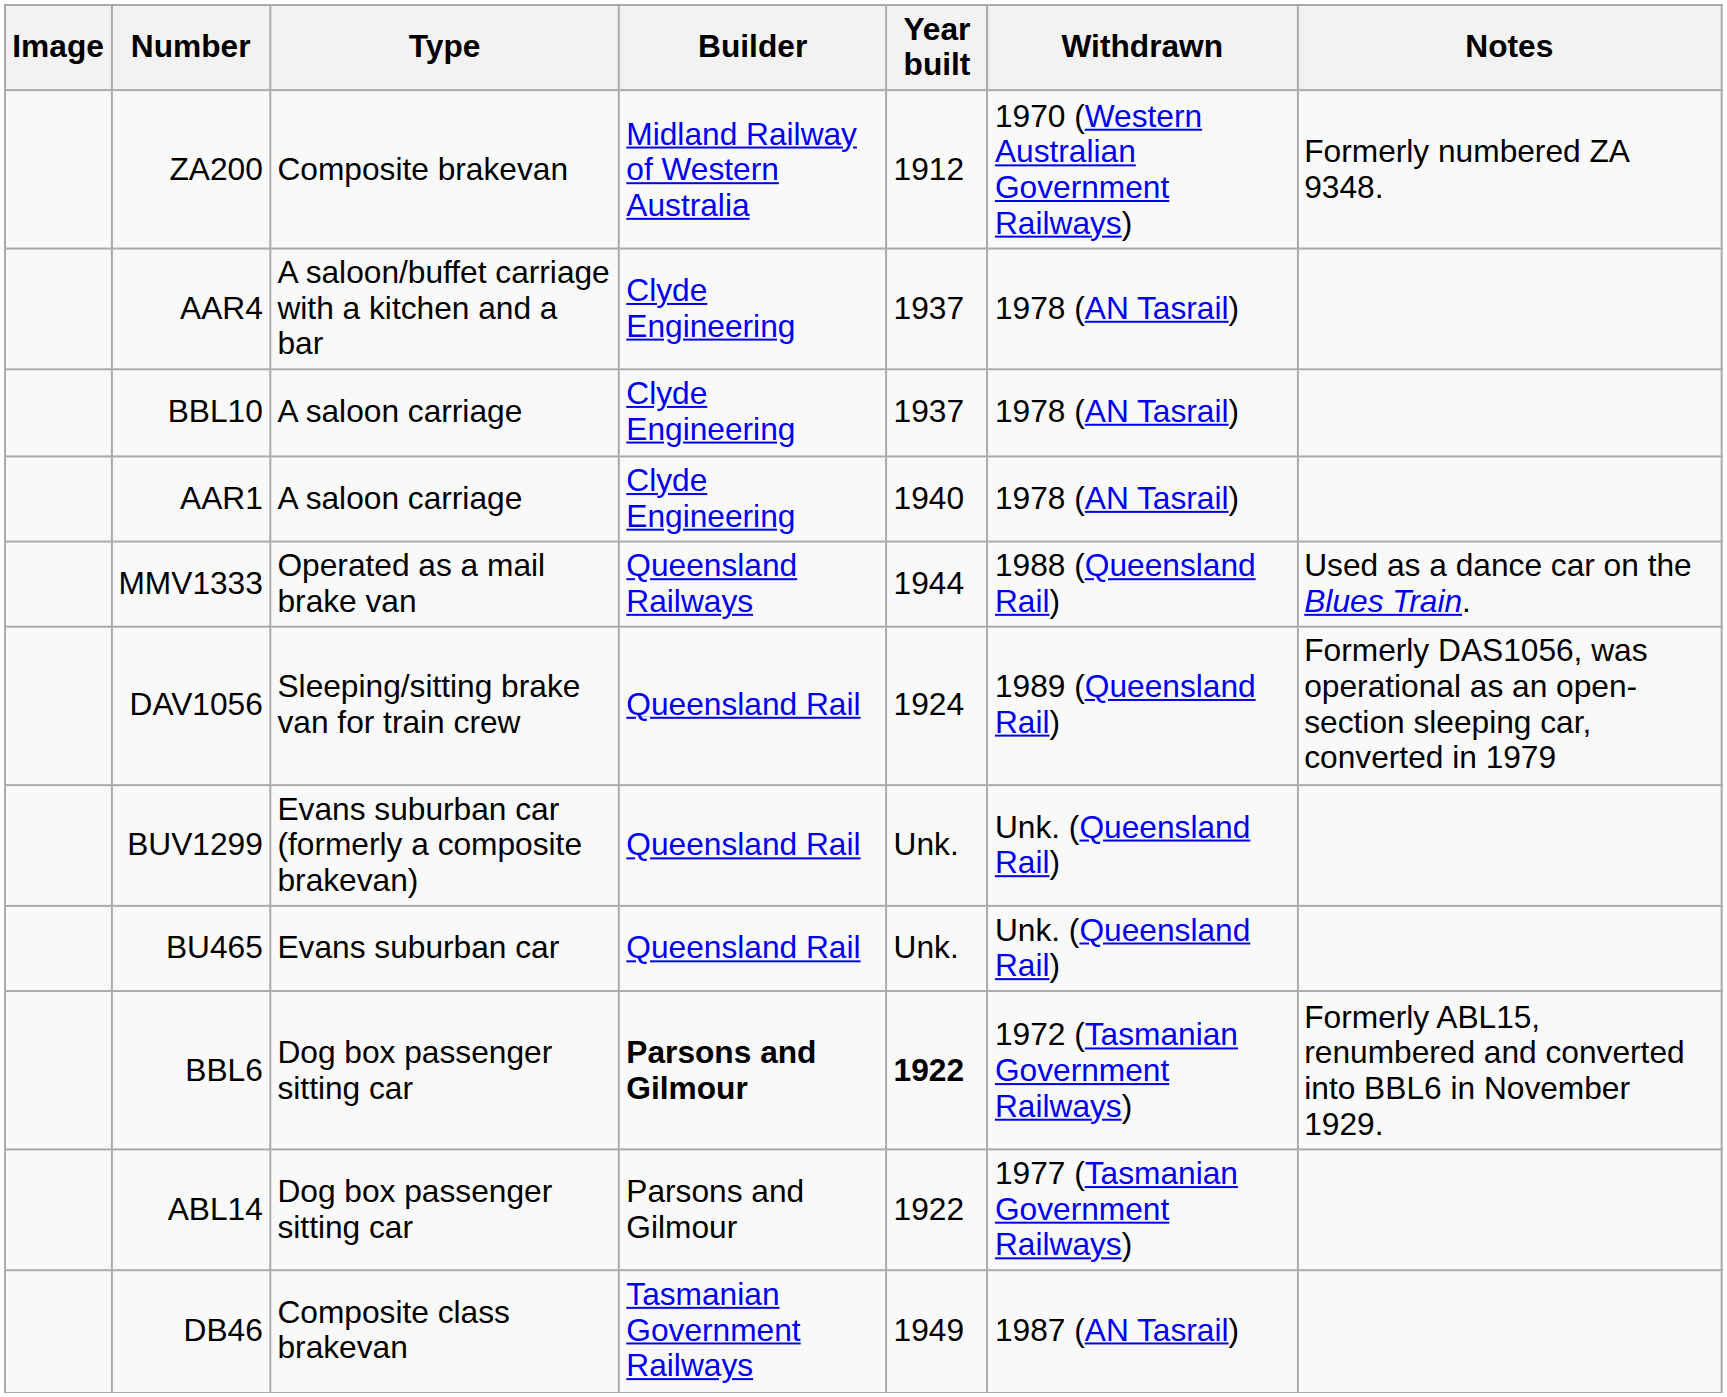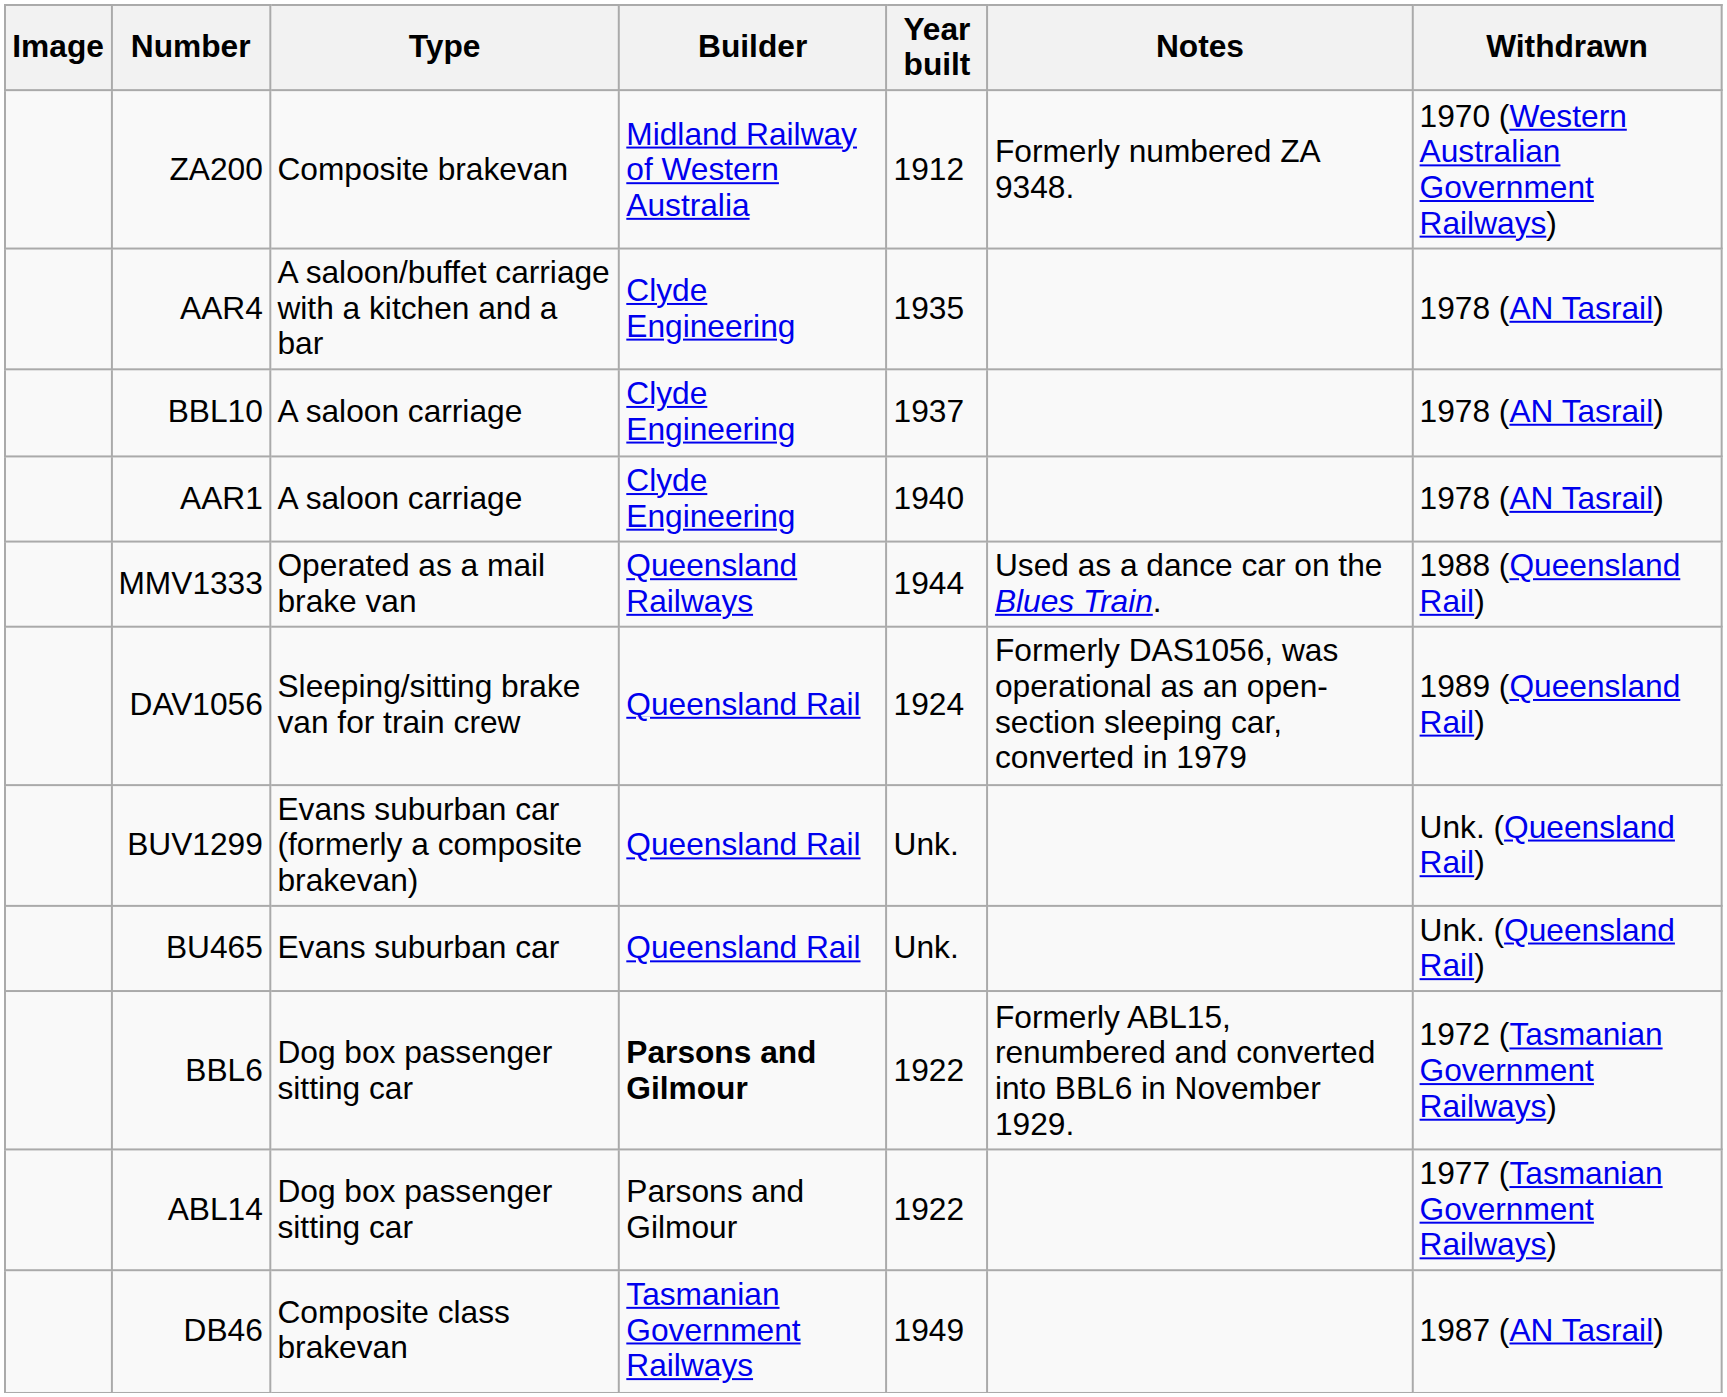columns swapped: (1142, 47) <-> (1509, 47)
(929, 308) 1937 -> (929, 308) 1935
(929, 1069) bold -> (929, 1069) normal
